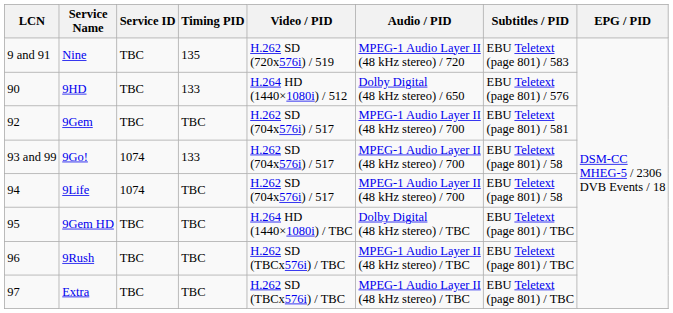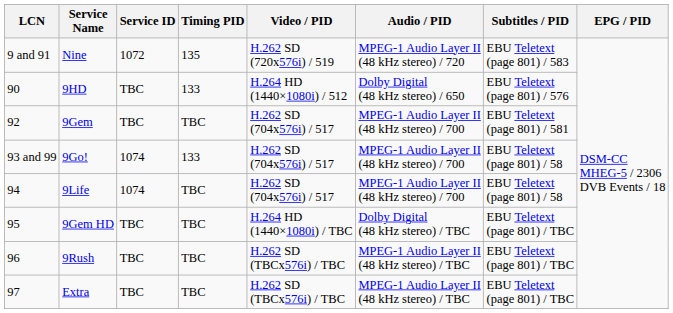(132, 55) TBC -> (132, 55) 1072
